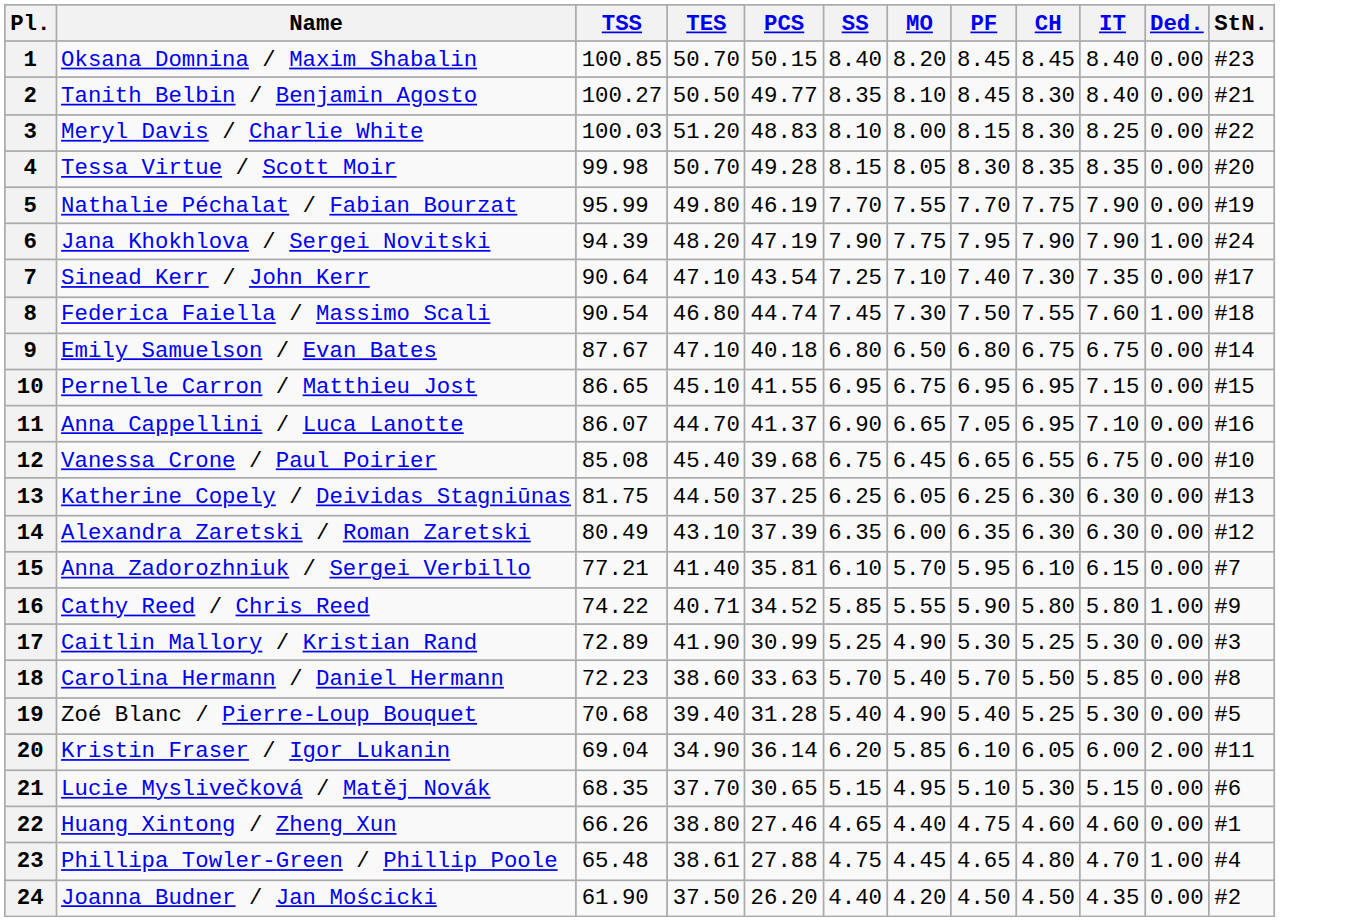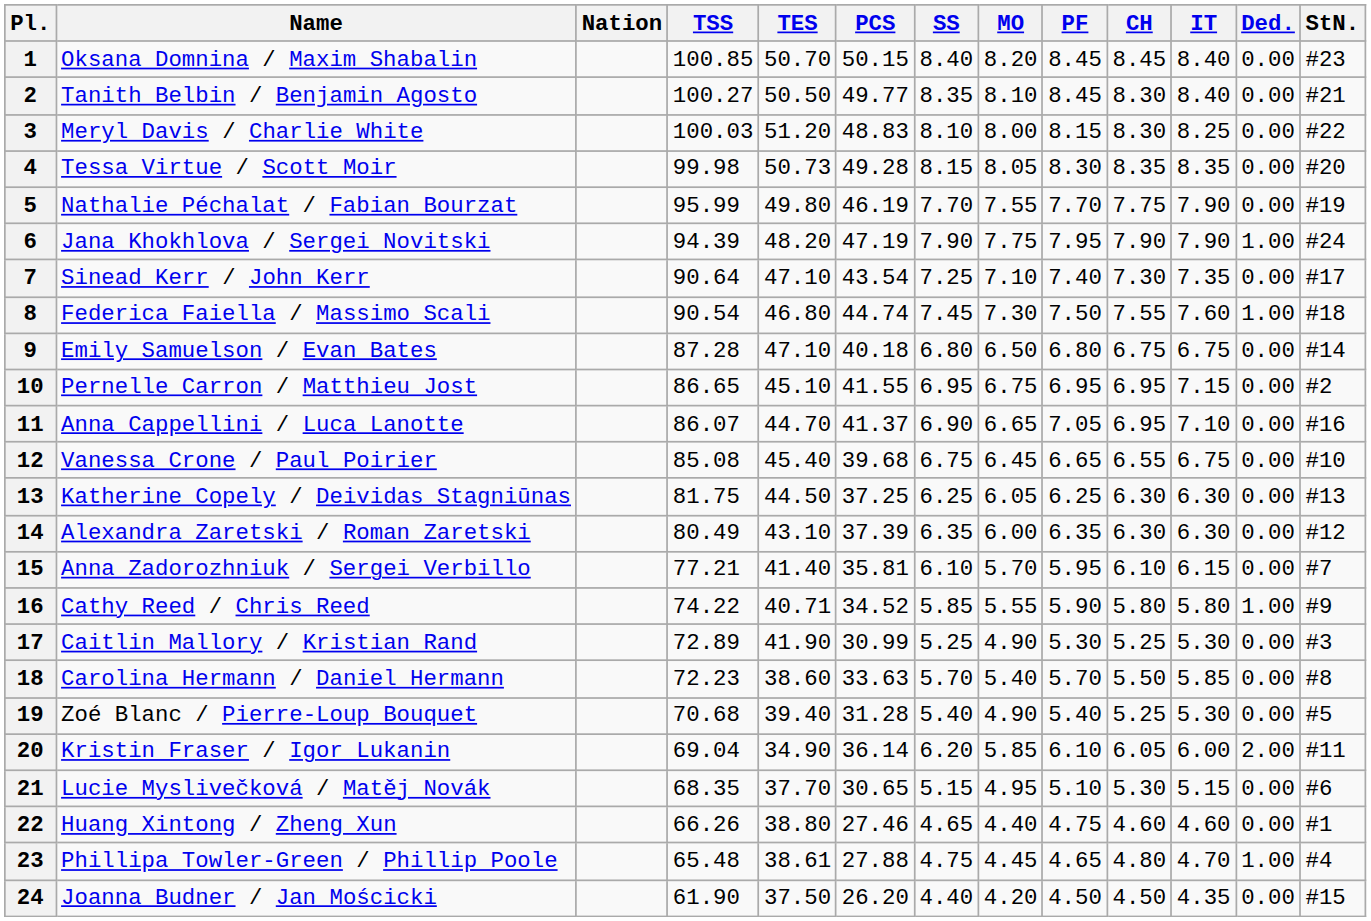+ column: (622, 23)
(706, 169) 50.70 -> (798, 169) 50.73
(615, 351) 87.67 -> (706, 351) 87.28
(1234, 388) #15 -> (1319, 388) #2
(1228, 898) #2 -> (1326, 898) #15
